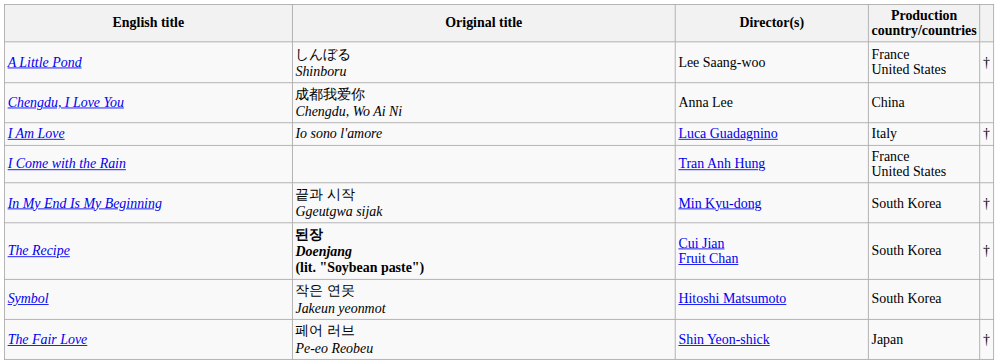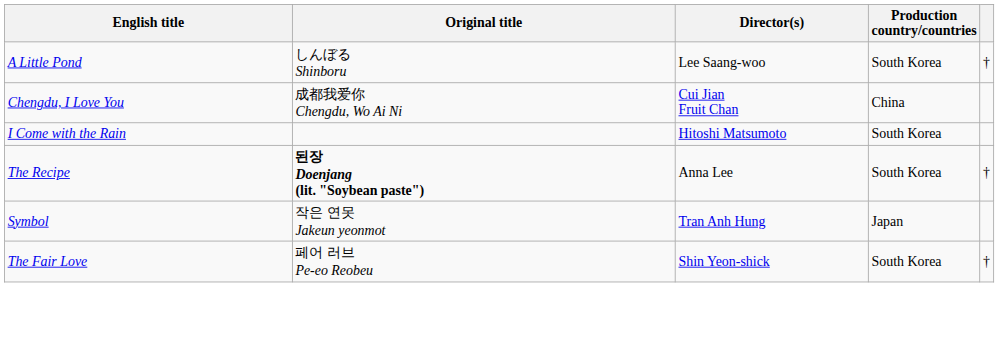(909, 62) France United States -> (907, 62) South Korea
(706, 102) Anna Lee -> (708, 102) Cui Jian Fruit Chan
- row: (36, 133)
(722, 163) Tran Anh Hung -> (732, 133) Hitoshi Matsumoto
(909, 163) France United States -> (907, 133) South Korea
- row: (85, 202)
(708, 251) Cui Jian Fruit Chan -> (706, 173) Anna Lee
(732, 299) Hitoshi Matsumoto -> (722, 221) Tran Anh Hung
(907, 299) South Korea -> (887, 221) Japan
(887, 339) Japan -> (907, 261) South Korea
